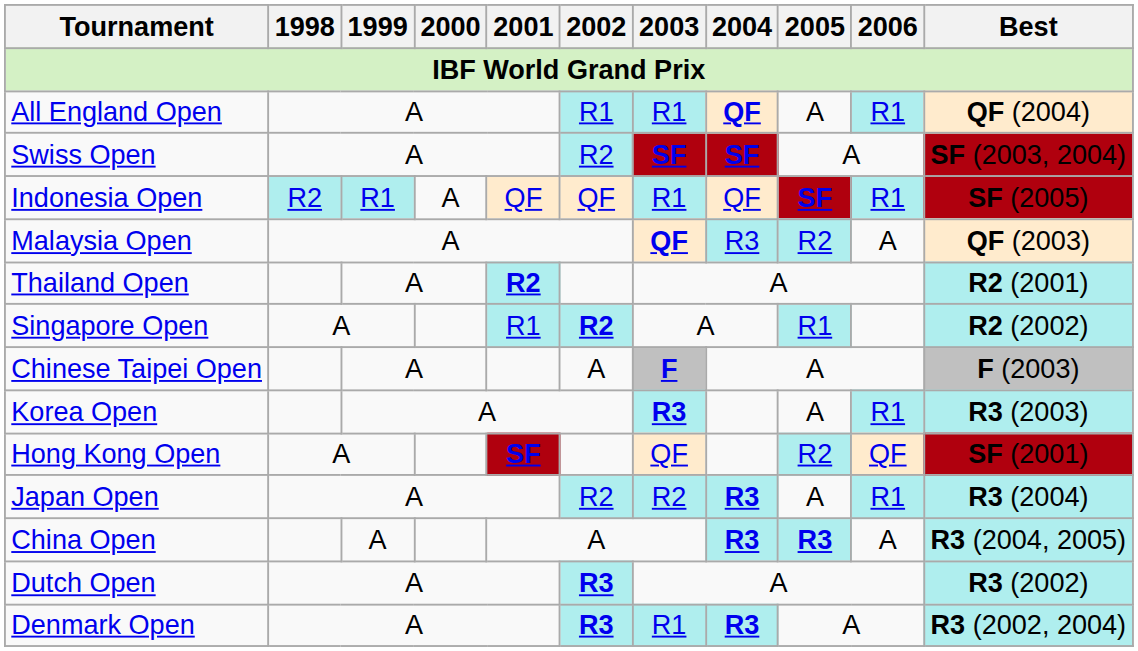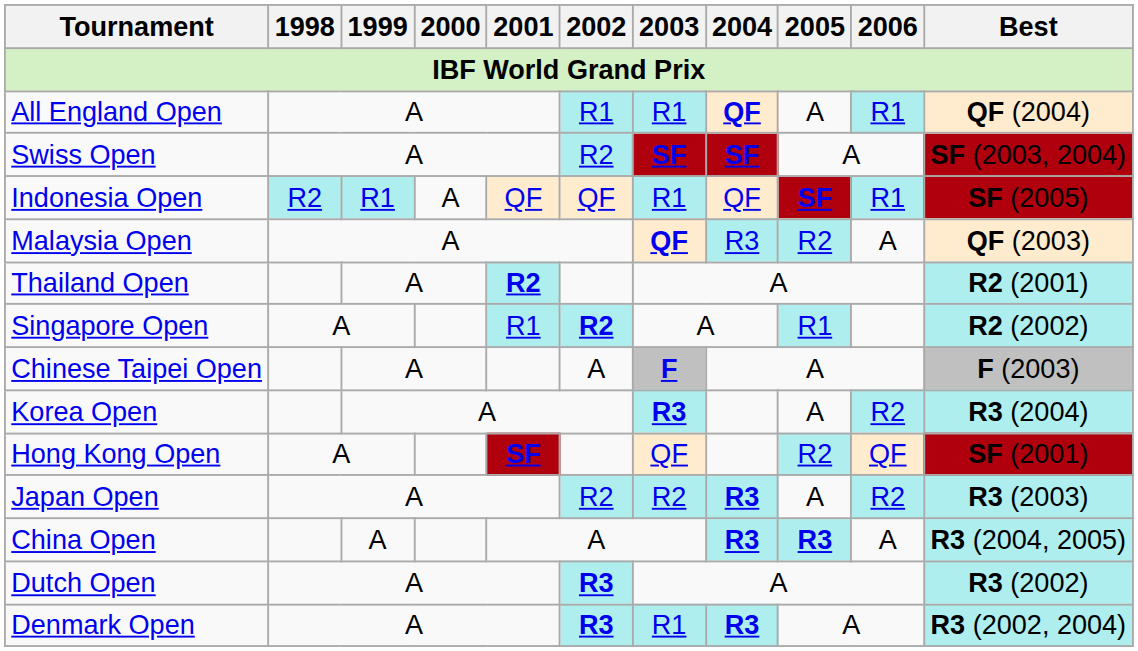(888, 412) R1 -> (888, 412) R2
(1028, 412) R3 (2003) -> (1028, 412) R3 (2004)
(888, 497) R1 -> (888, 497) R2
(1028, 497) R3 (2004) -> (1028, 497) R3 (2003)
